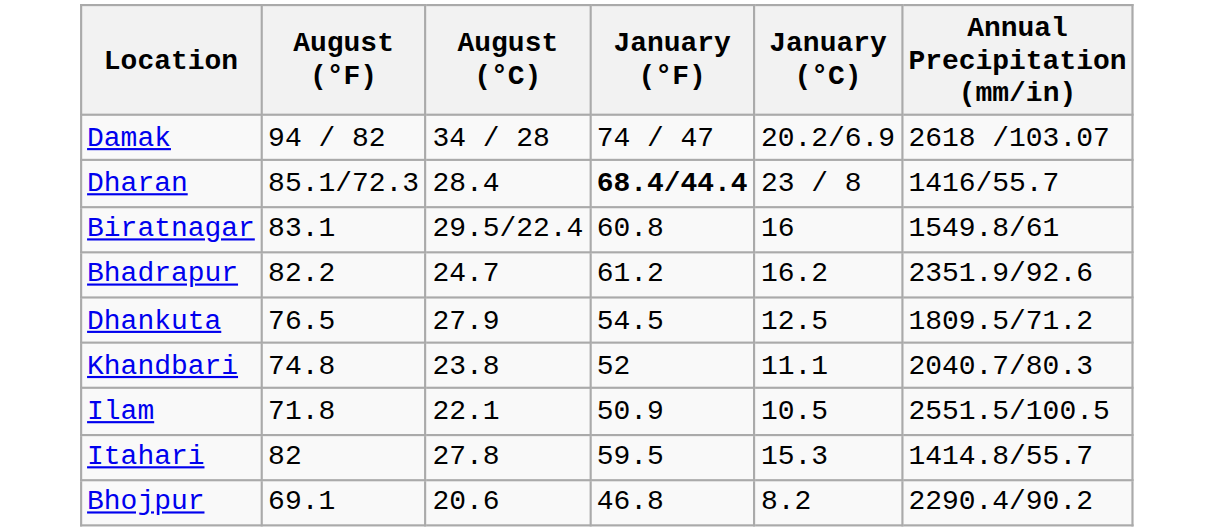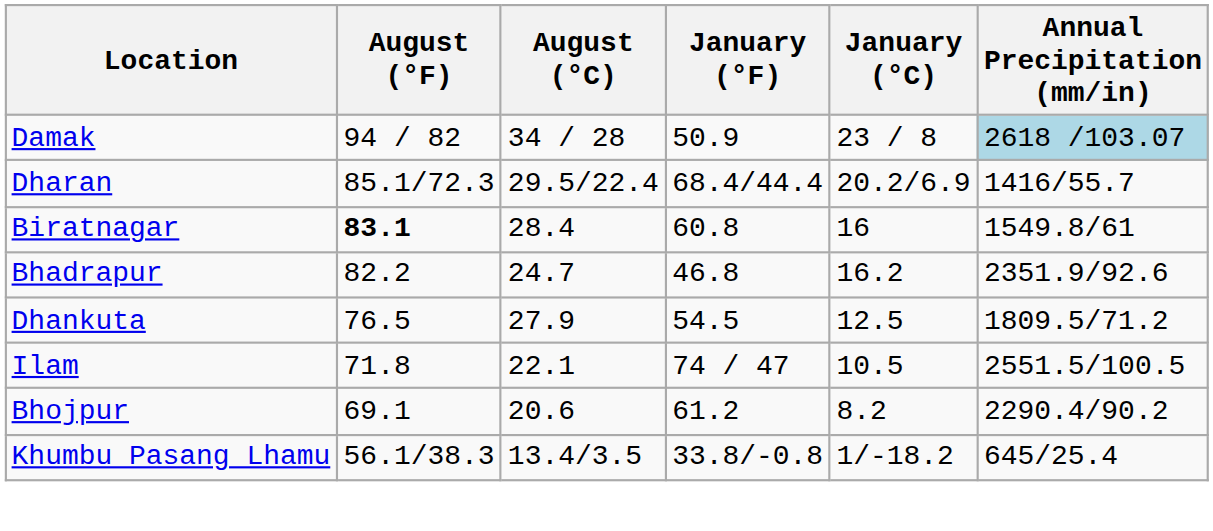(655, 138) 74 / 47 -> (706, 138) 50.9
(828, 138) 20.2/6.9 -> (887, 138) 23 / 8
(1009, 138) no background -> (1085, 138) lightblue background
(466, 183) 28.4 -> (583, 183) 29.5/22.4
(672, 183) bold -> (748, 183) normal
(811, 183) 23 / 8 -> (904, 183) 20.2/6.9
(302, 229) normal -> (377, 229) bold
(508, 229) 29.5/22.4 -> (541, 229) 28.4
(630, 275) 61.2 -> (706, 275) 46.8
- row: (163, 366)
(630, 411) 50.9 -> (731, 366) 74 / 47
- row: (146, 457)
(630, 502) 46.8 -> (706, 411) 61.2
+ row: (171, 457)
